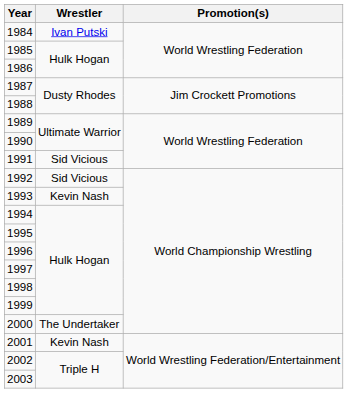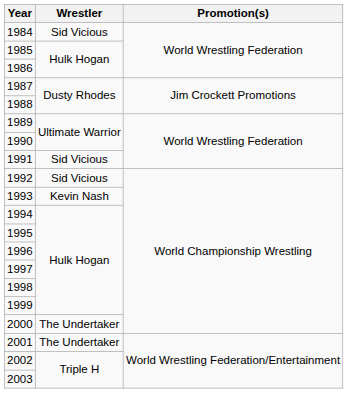(79, 31) Ivan Putski -> (79, 31) Sid Vicious
(79, 342) Kevin Nash -> (79, 342) The Undertaker
